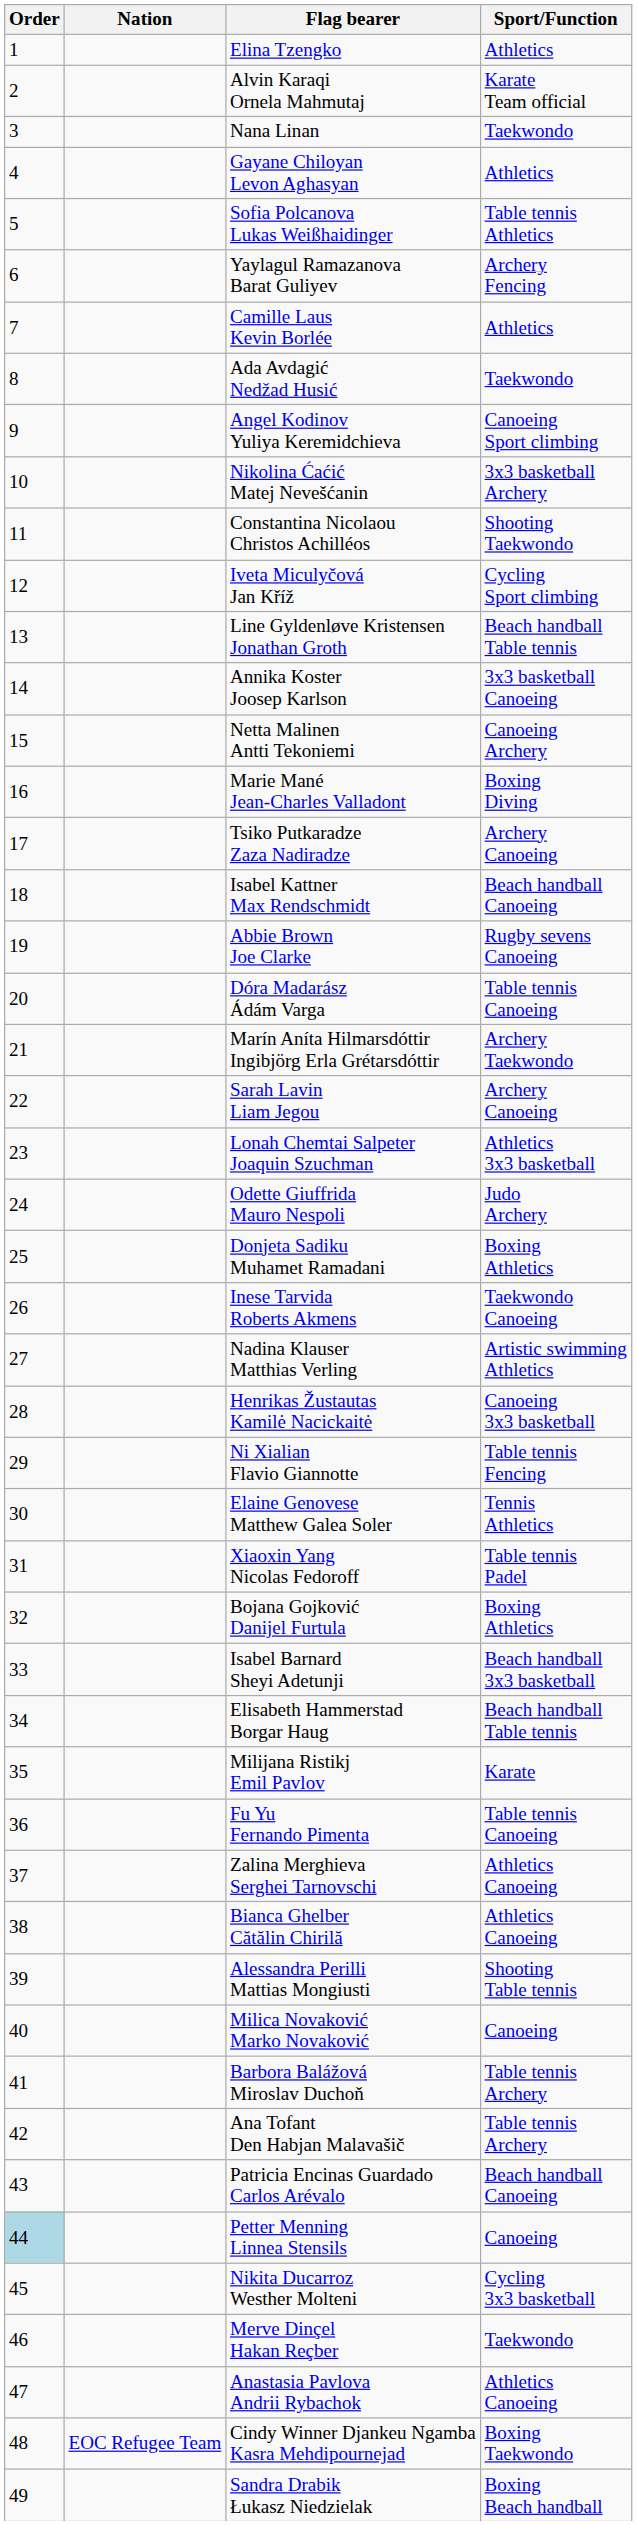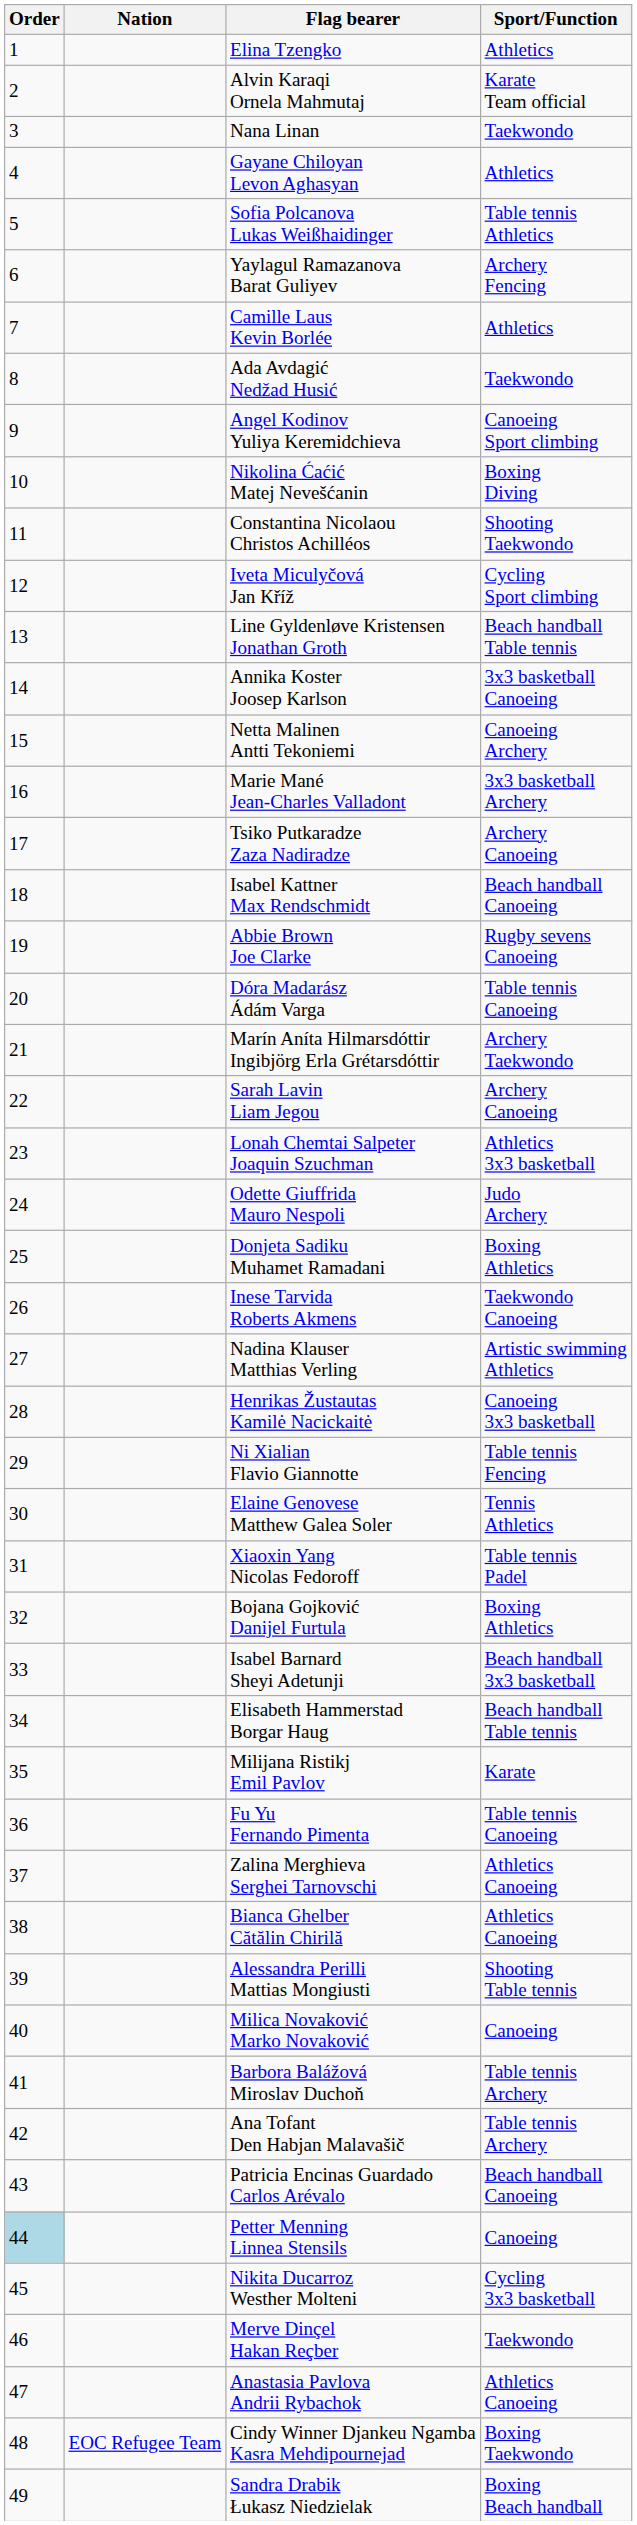(540, 482) 3x3 basketball Archery -> (513, 482) Boxing Diving
(513, 791) Boxing Diving -> (540, 791) 3x3 basketball Archery
